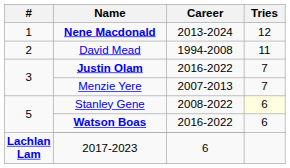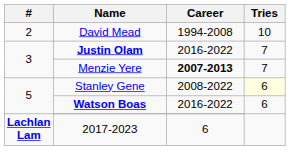- row: (110, 31)
(264, 50) 11 -> (264, 31) 10
(205, 86) normal -> (205, 68) bold
